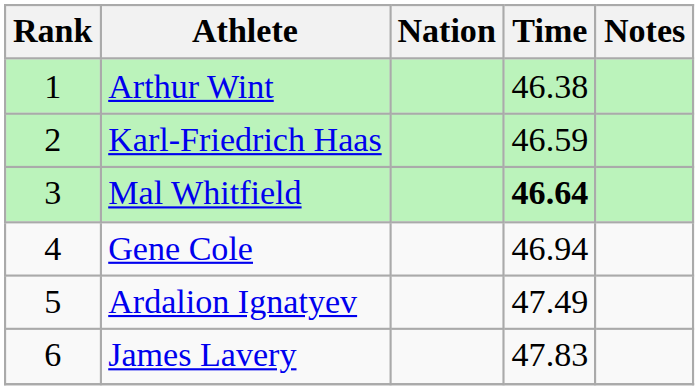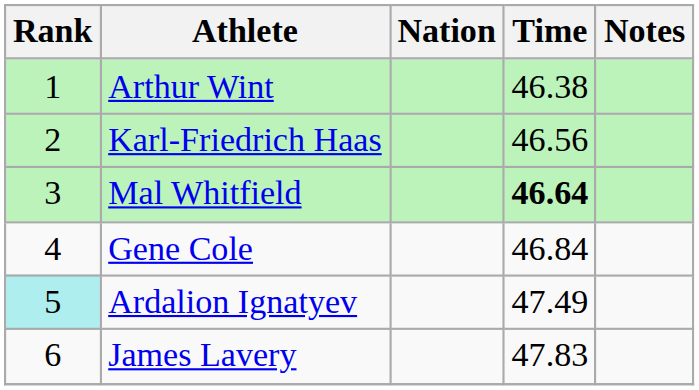(550, 139) 46.59 -> (550, 139) 46.56
(550, 247) 46.94 -> (550, 247) 46.84
(53, 301) no background -> (53, 301) paleturquoise background
